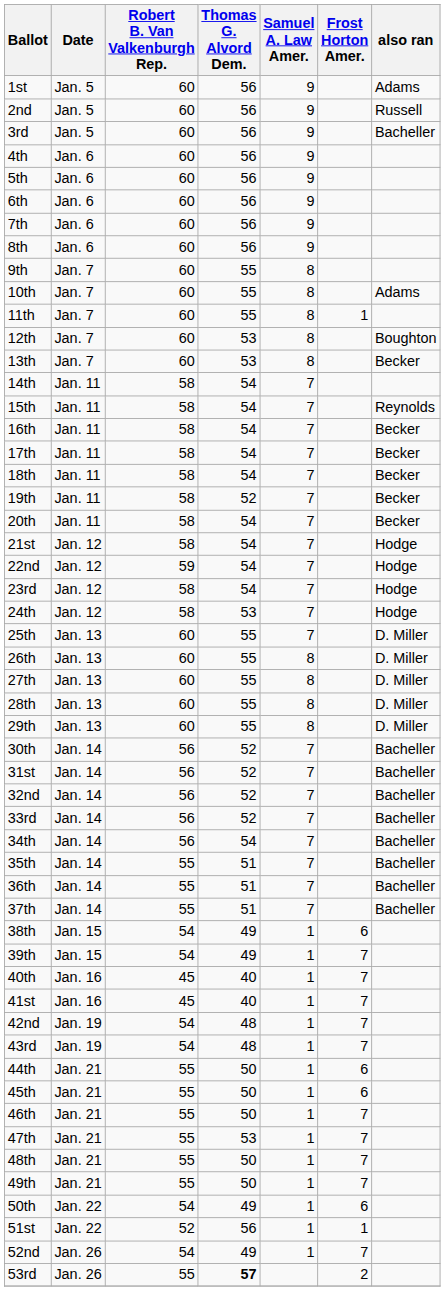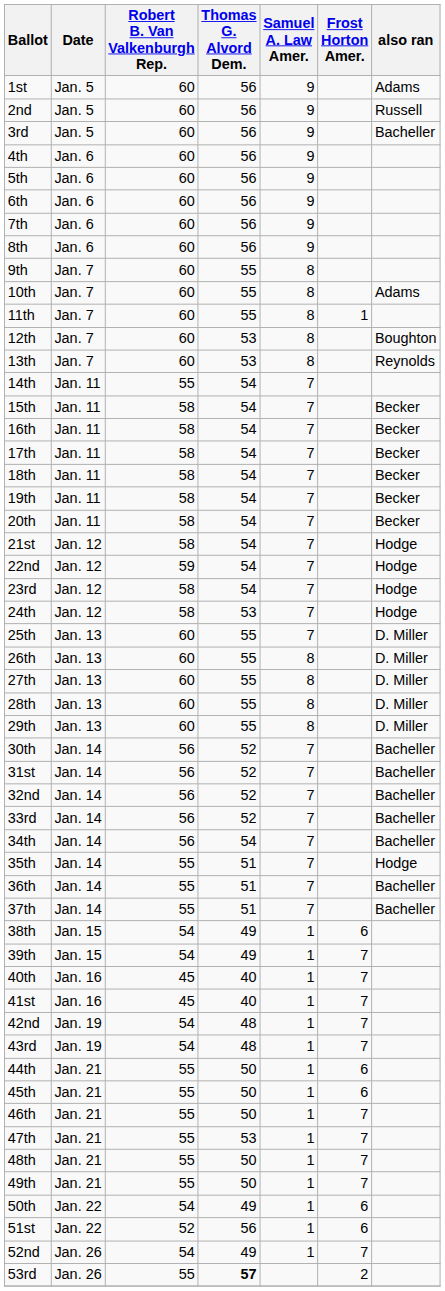(397, 361) Becker -> (405, 361) Reynolds
(187, 384) 58 -> (187, 384) 55
(405, 407) Reynolds -> (397, 407) Becker
(249, 498) 52 -> (249, 498) 54
(405, 863) Bacheller -> (396, 863) Hodge
(364, 1229) 1 -> (364, 1229) 6
